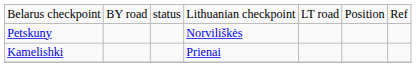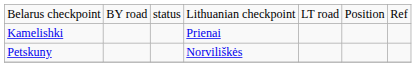rows swapped: (35, 52) <-> (29, 33)
